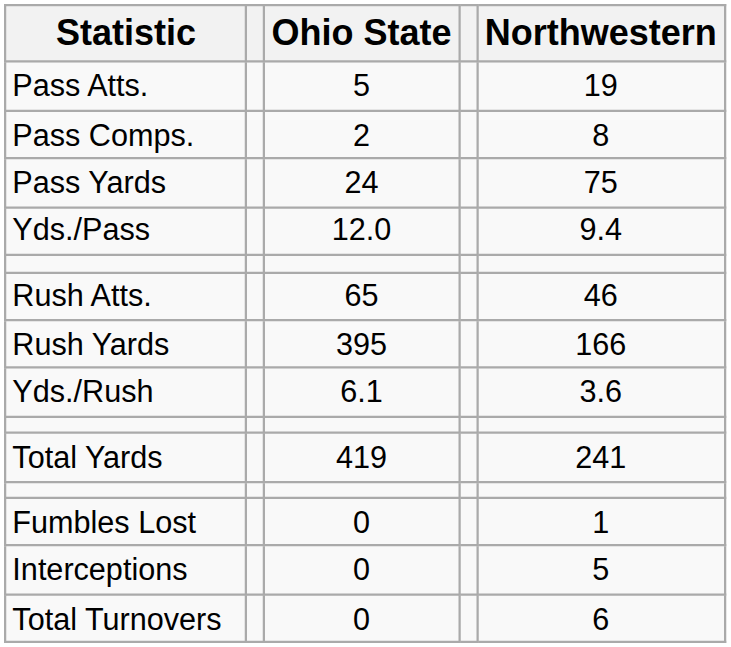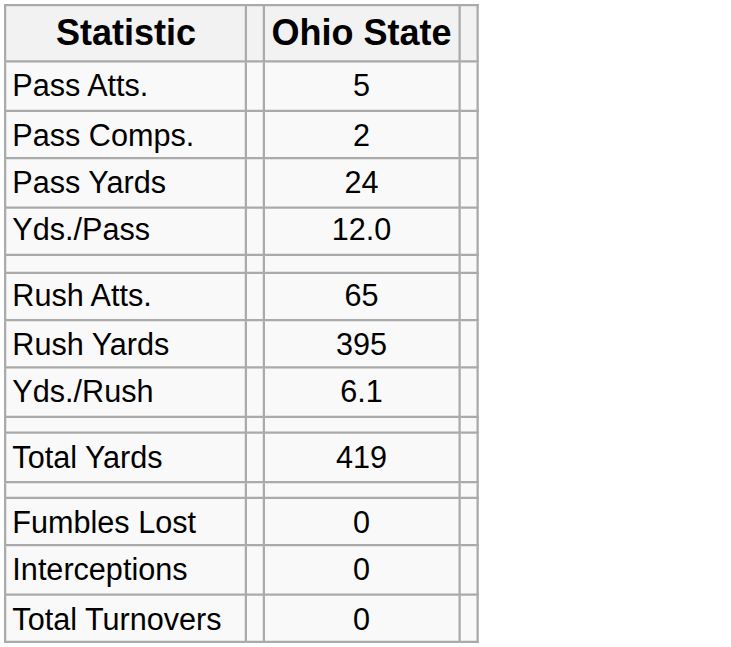- column: (601, 33)
